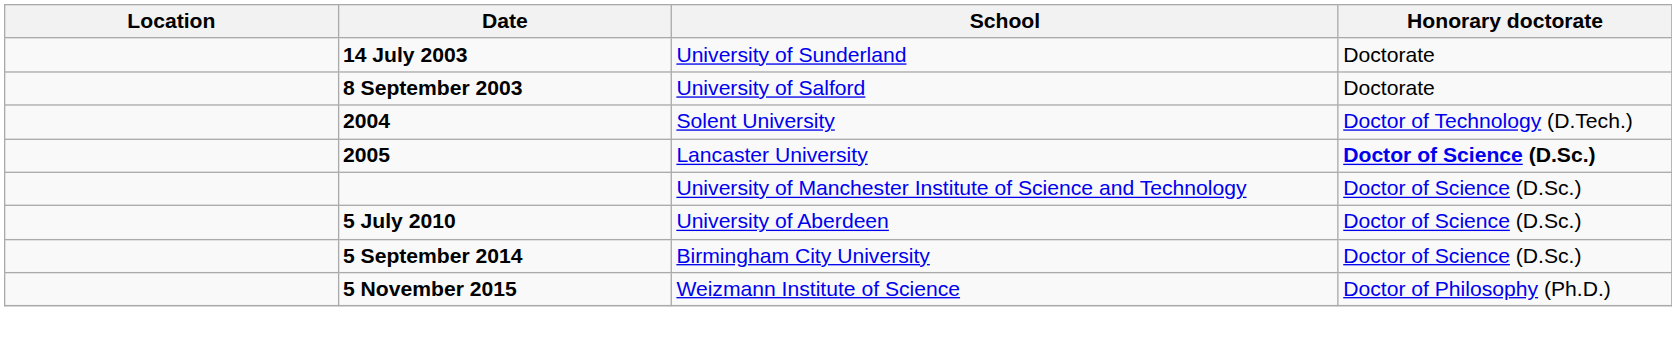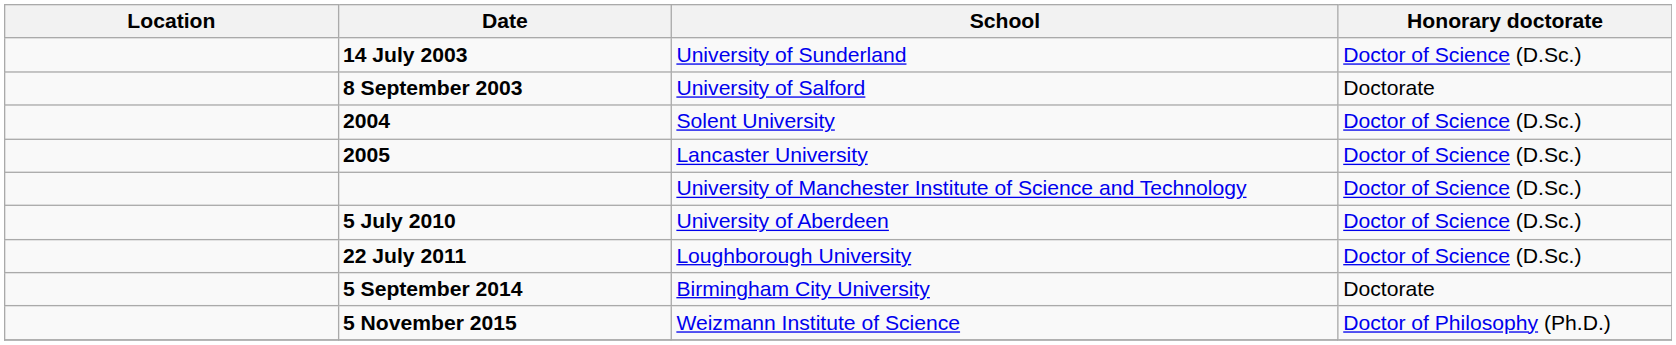(1389, 54) Doctorate -> (1462, 54) Doctor of Science (D.Sc.)
(1488, 121) Doctor of Technology (D.Tech.) -> (1462, 121) Doctor of Science (D.Sc.)
(1469, 155) bold -> (1462, 155) normal
+ row: (405, 255)
(1462, 255) Doctor of Science (D.Sc.) -> (1389, 289) Doctorate
